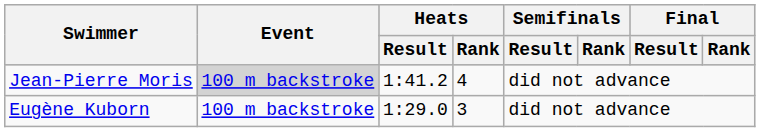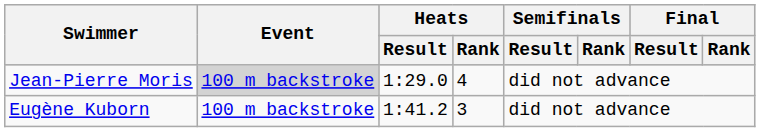(415, 80) 1:41.2 -> (415, 80) 1:29.0
(415, 110) 1:29.0 -> (415, 110) 1:41.2
